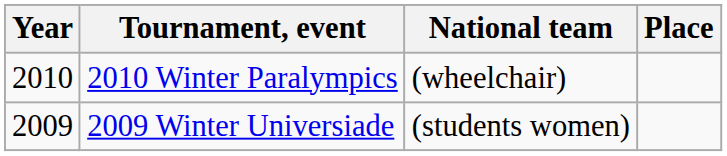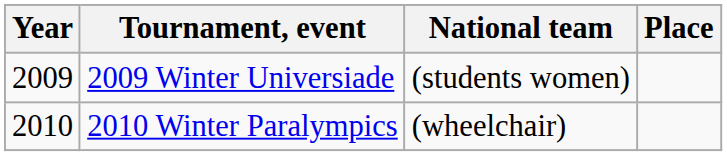rows swapped: (241, 125) <-> (242, 77)
